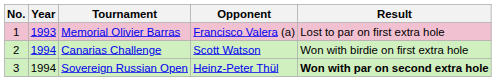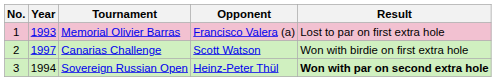(43, 50) 1994 -> (43, 50) 1997
